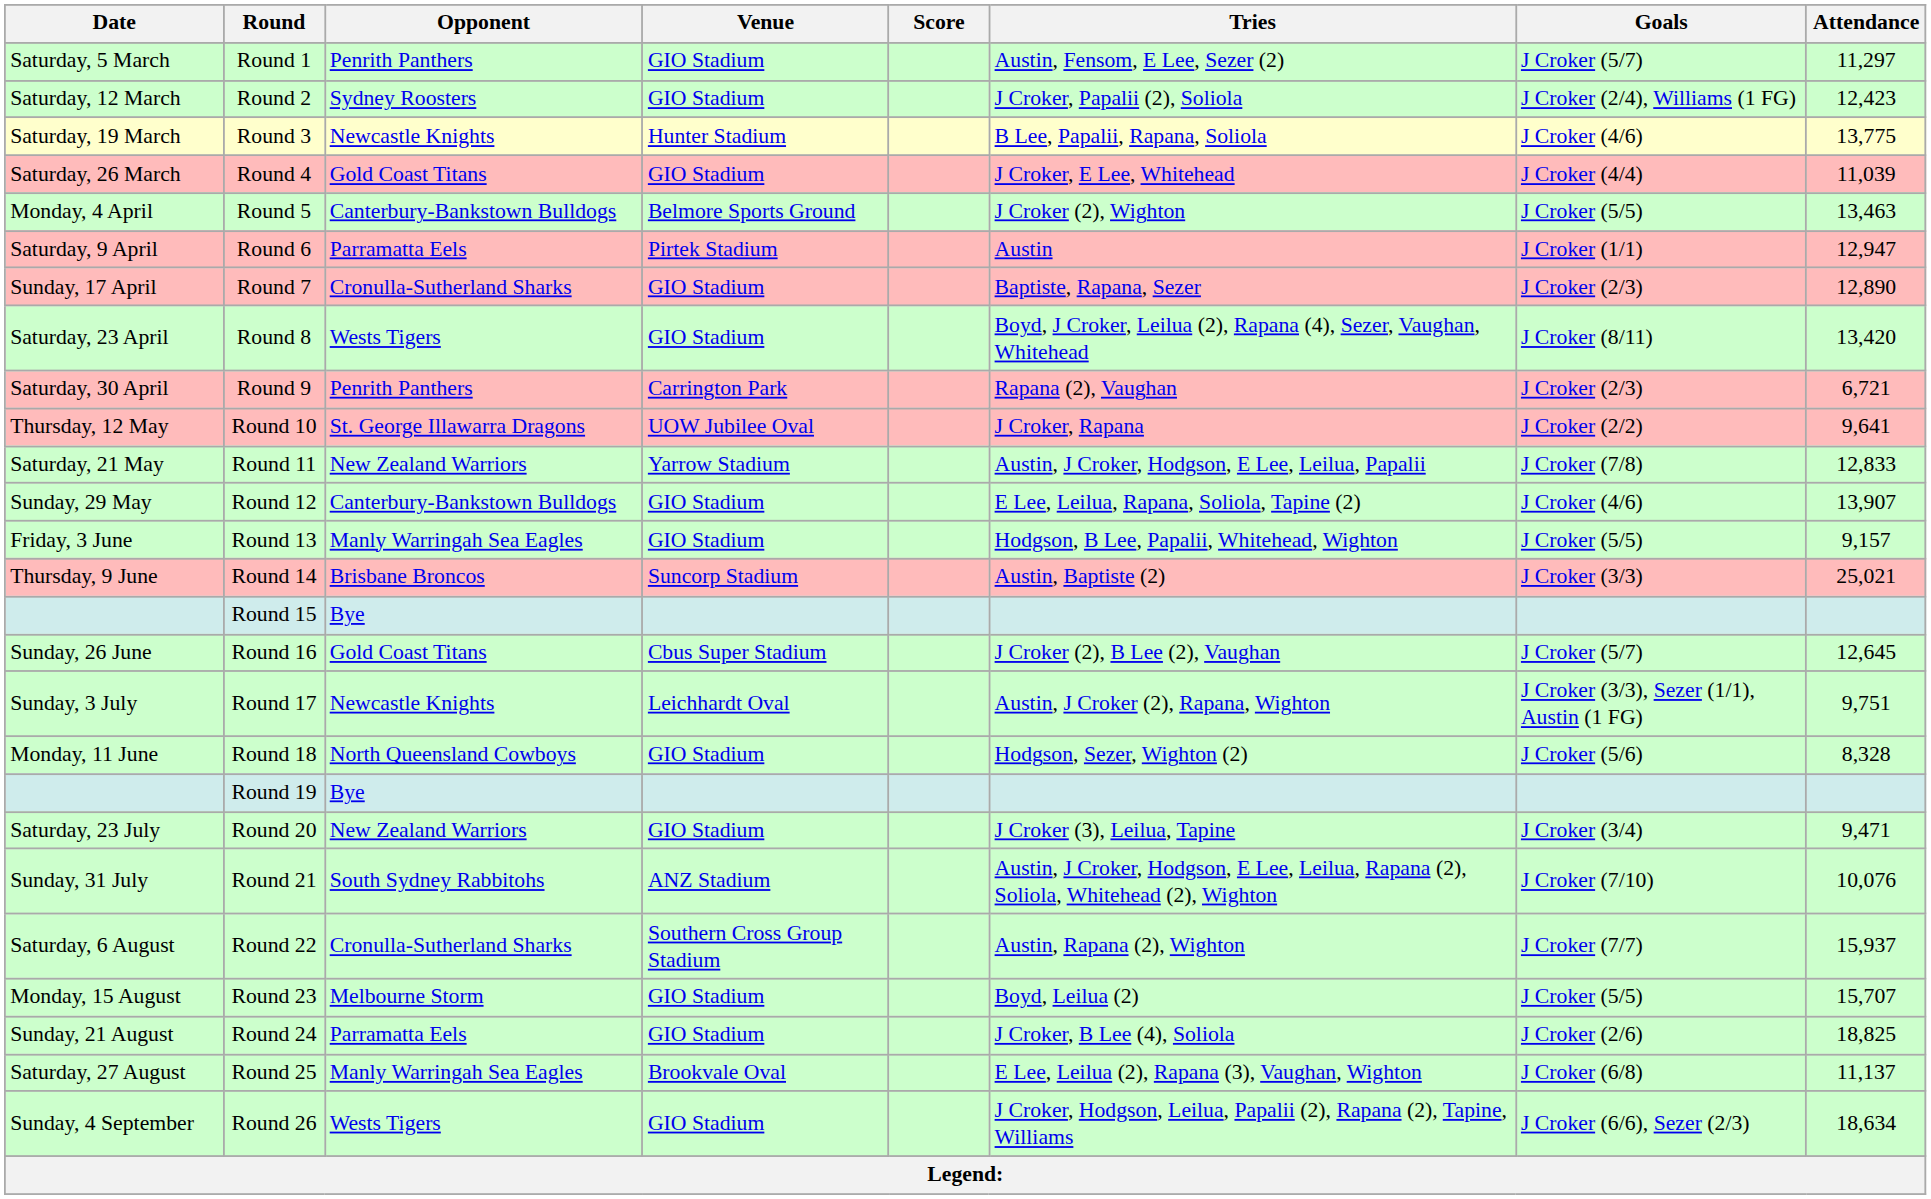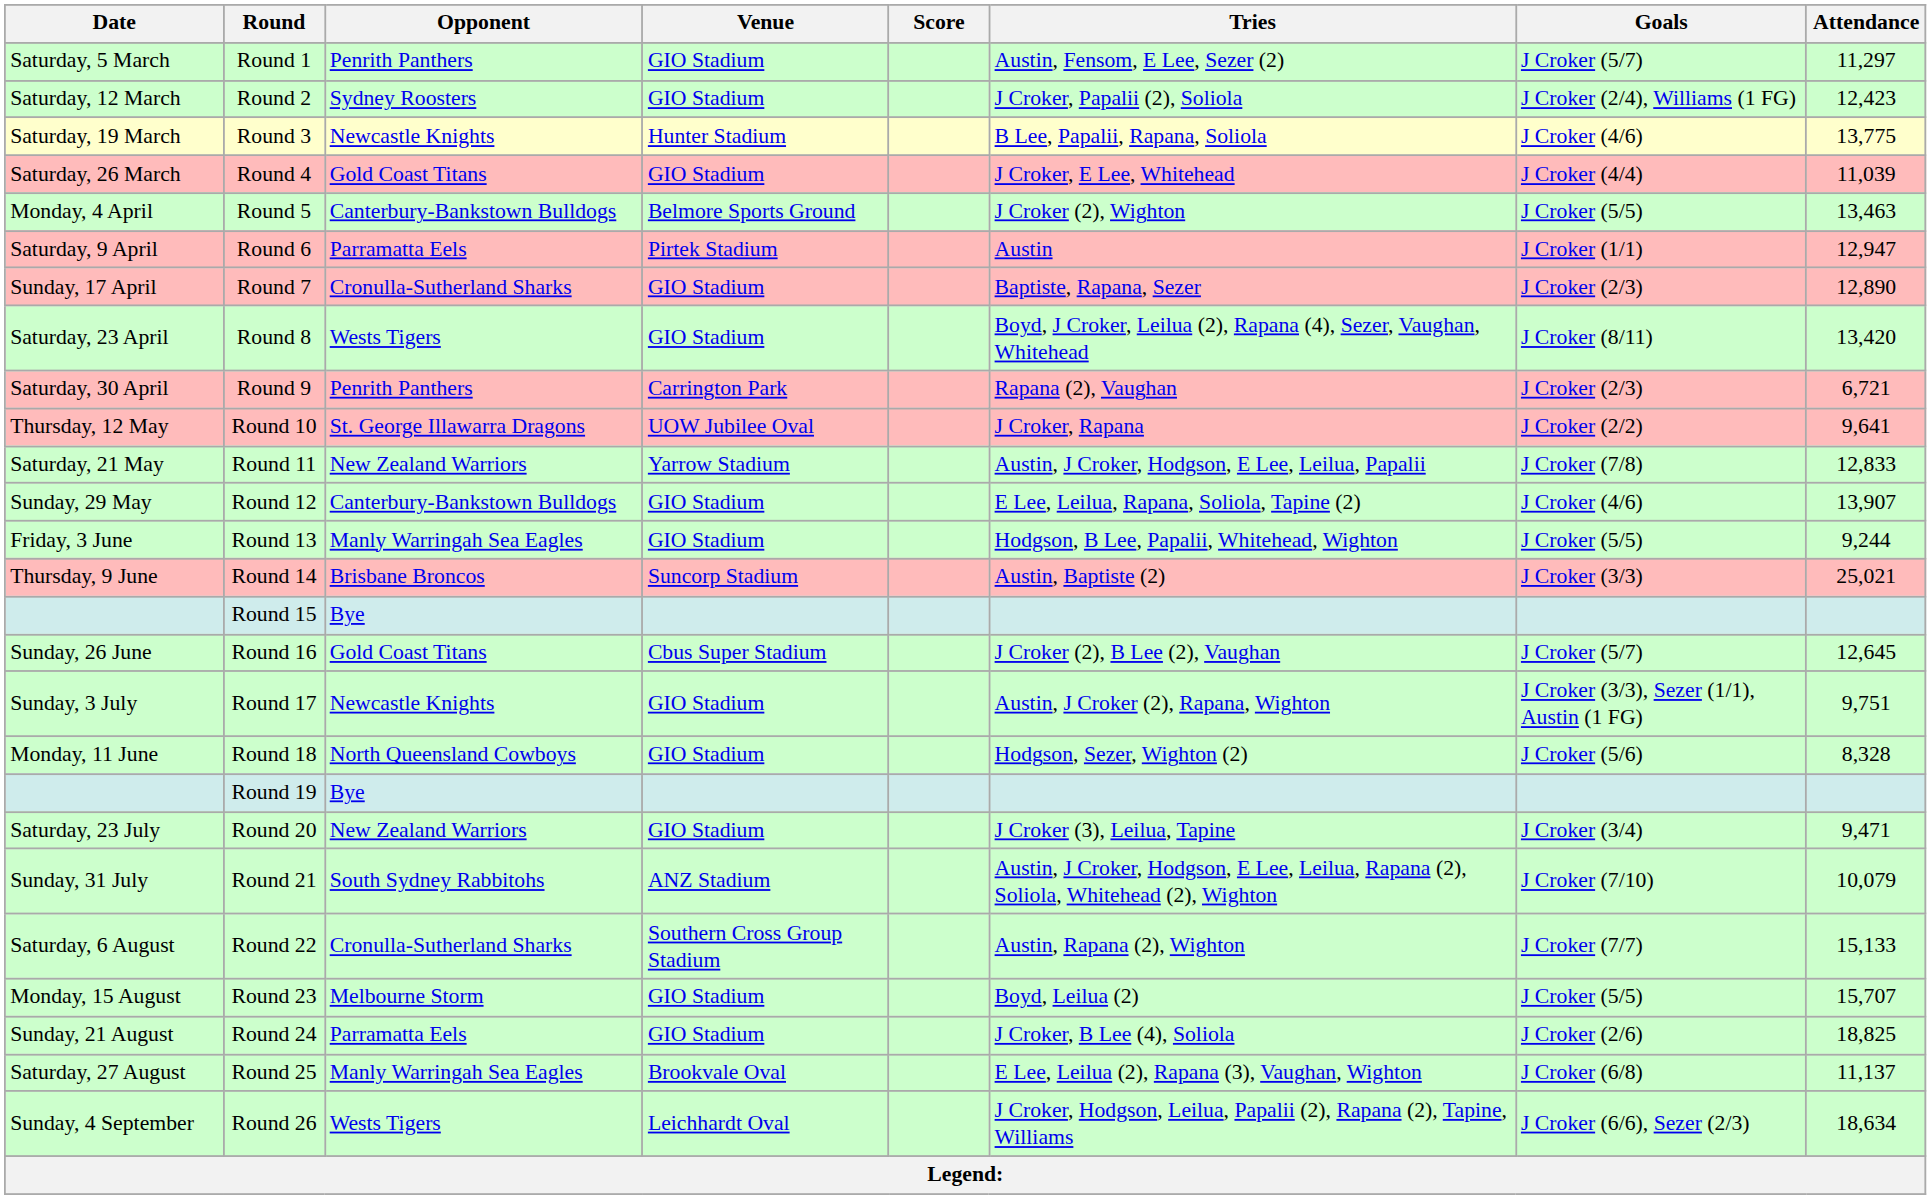(1866, 539) 9,157 -> (1866, 539) 9,244
(719, 703) Leichhardt Oval -> (706, 703) GIO Stadium
(1866, 881) 10,076 -> (1866, 881) 10,079
(1866, 945) 15,937 -> (1866, 945) 15,133
(706, 1123) GIO Stadium -> (719, 1123) Leichhardt Oval
